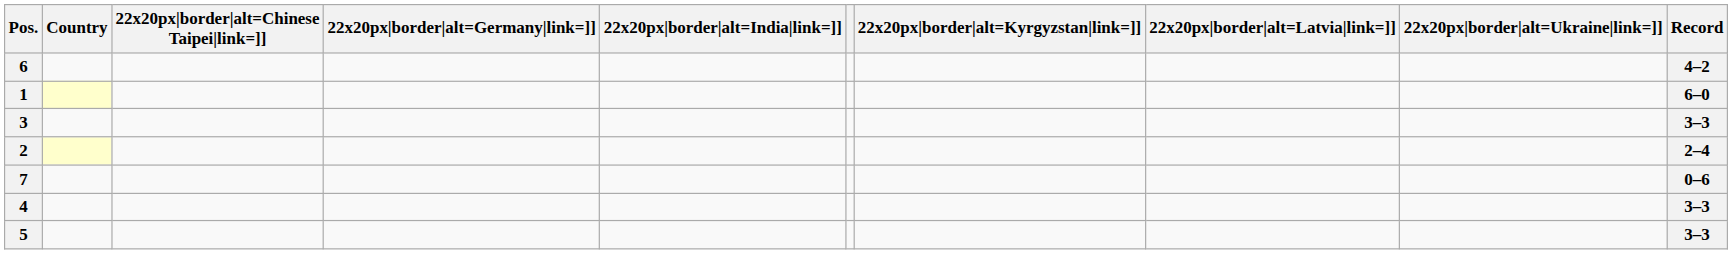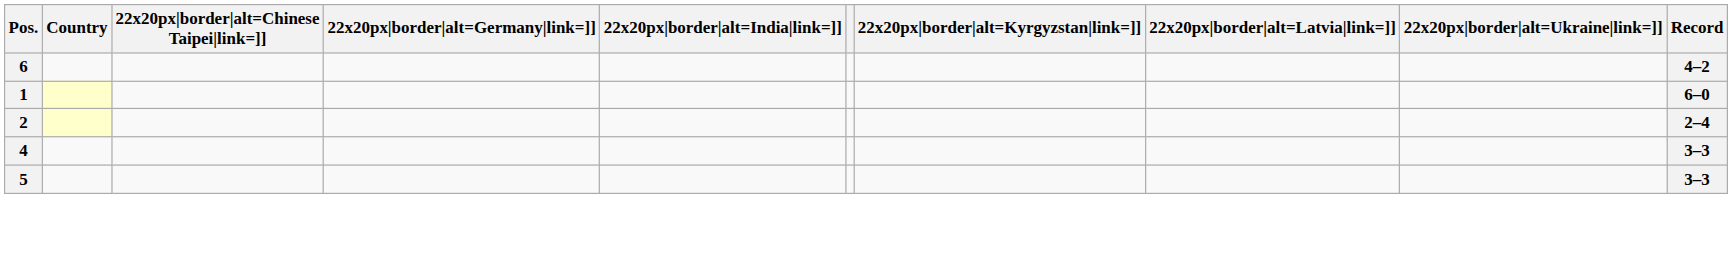- row: (23, 123)
- row: (23, 179)
